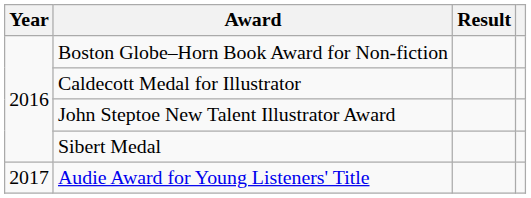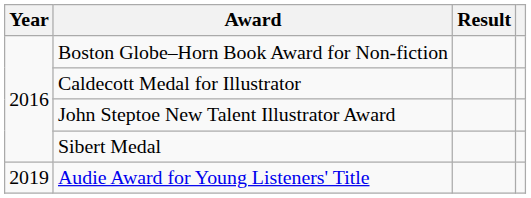(29, 177) 2017 -> (29, 177) 2019
